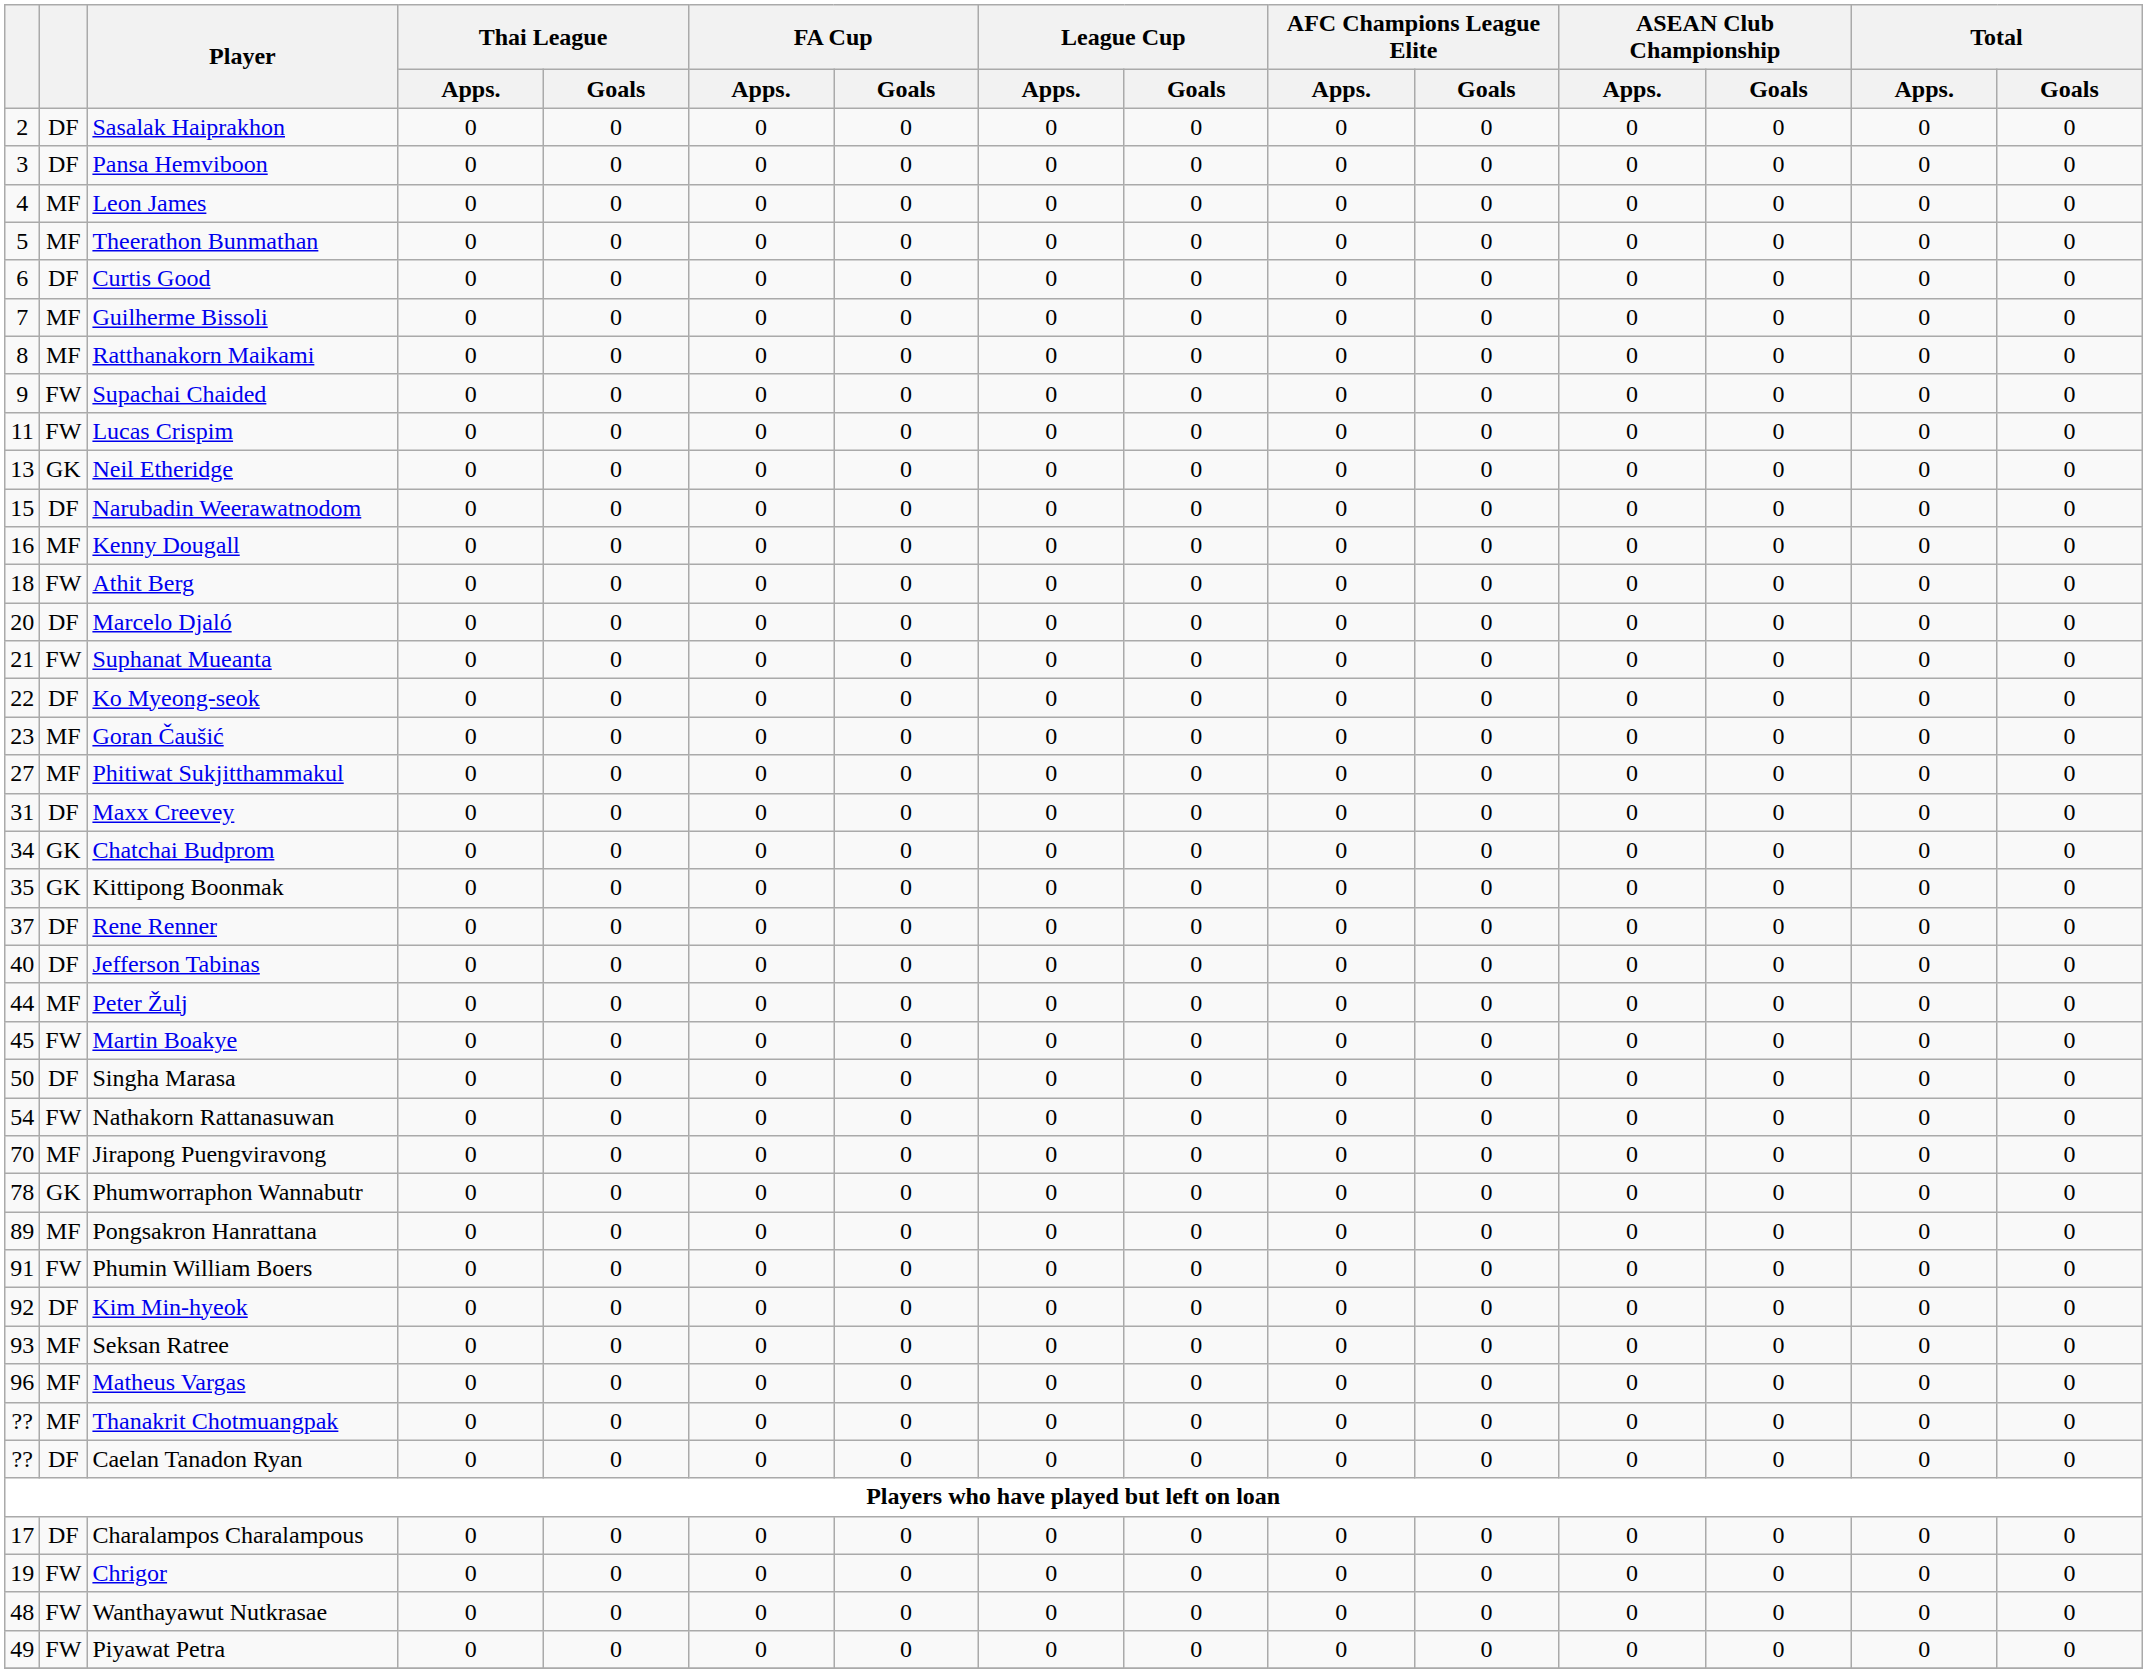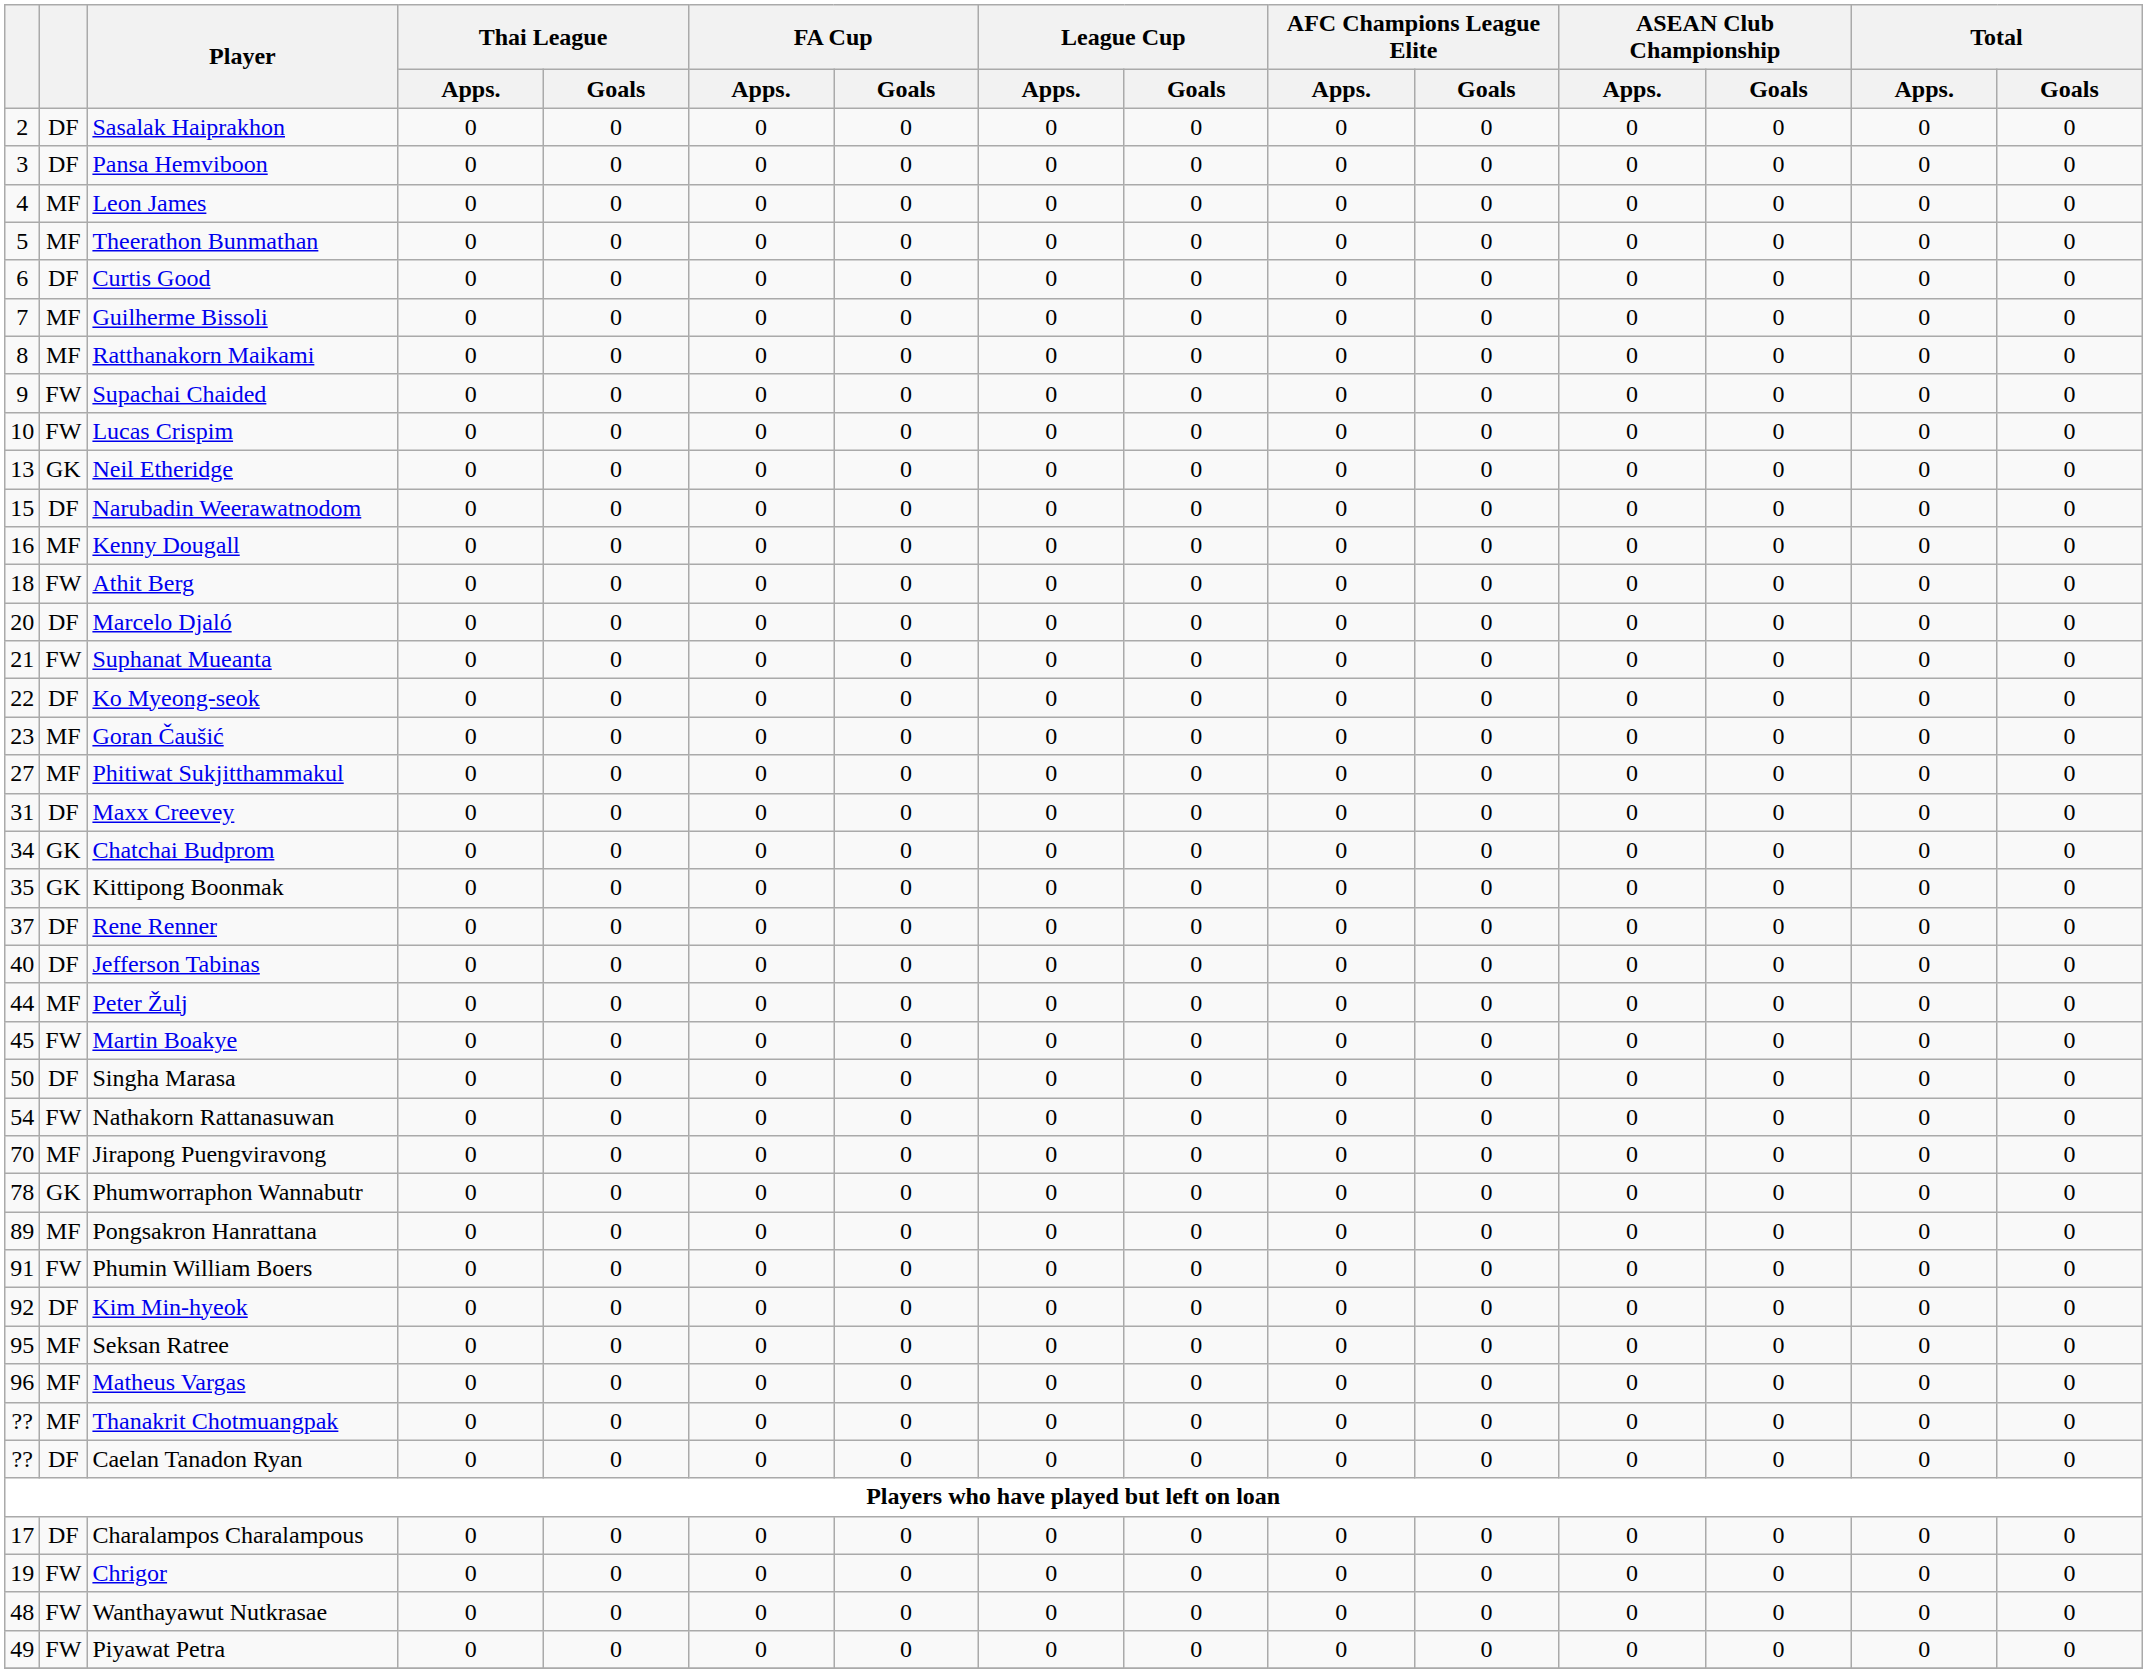(22, 431) 11 -> (22, 431) 10
(22, 1344) 93 -> (22, 1344) 95
